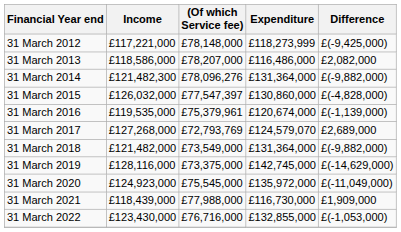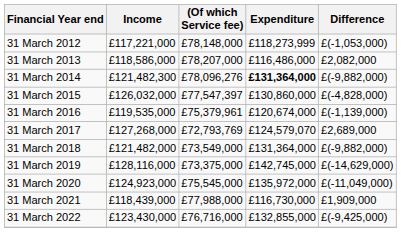(354, 43) £(-9,425,000) -> (354, 43) £(-1,053,000)
(282, 78) normal -> (282, 78) bold
(354, 218) £(-1,053,000) -> (354, 218) £(-9,425,000)
